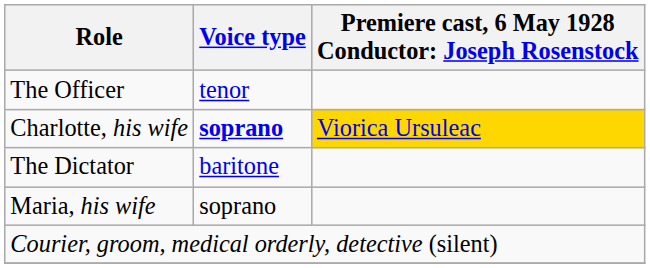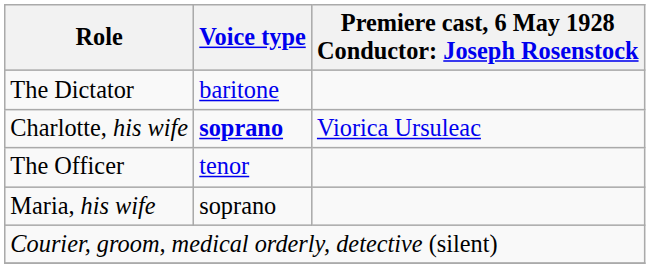rows swapped: (72, 166) <-> (67, 89)
(399, 128) gold background -> (399, 128) no background
